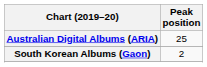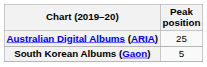(182, 54) 2 -> (182, 54) 5
